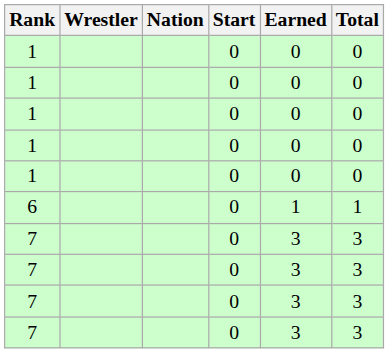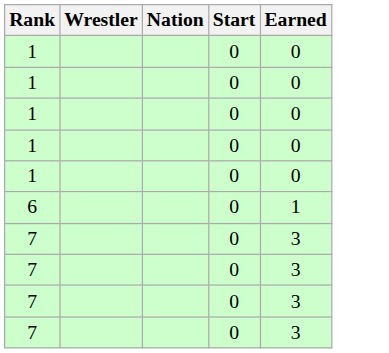- column: (357, 20)
